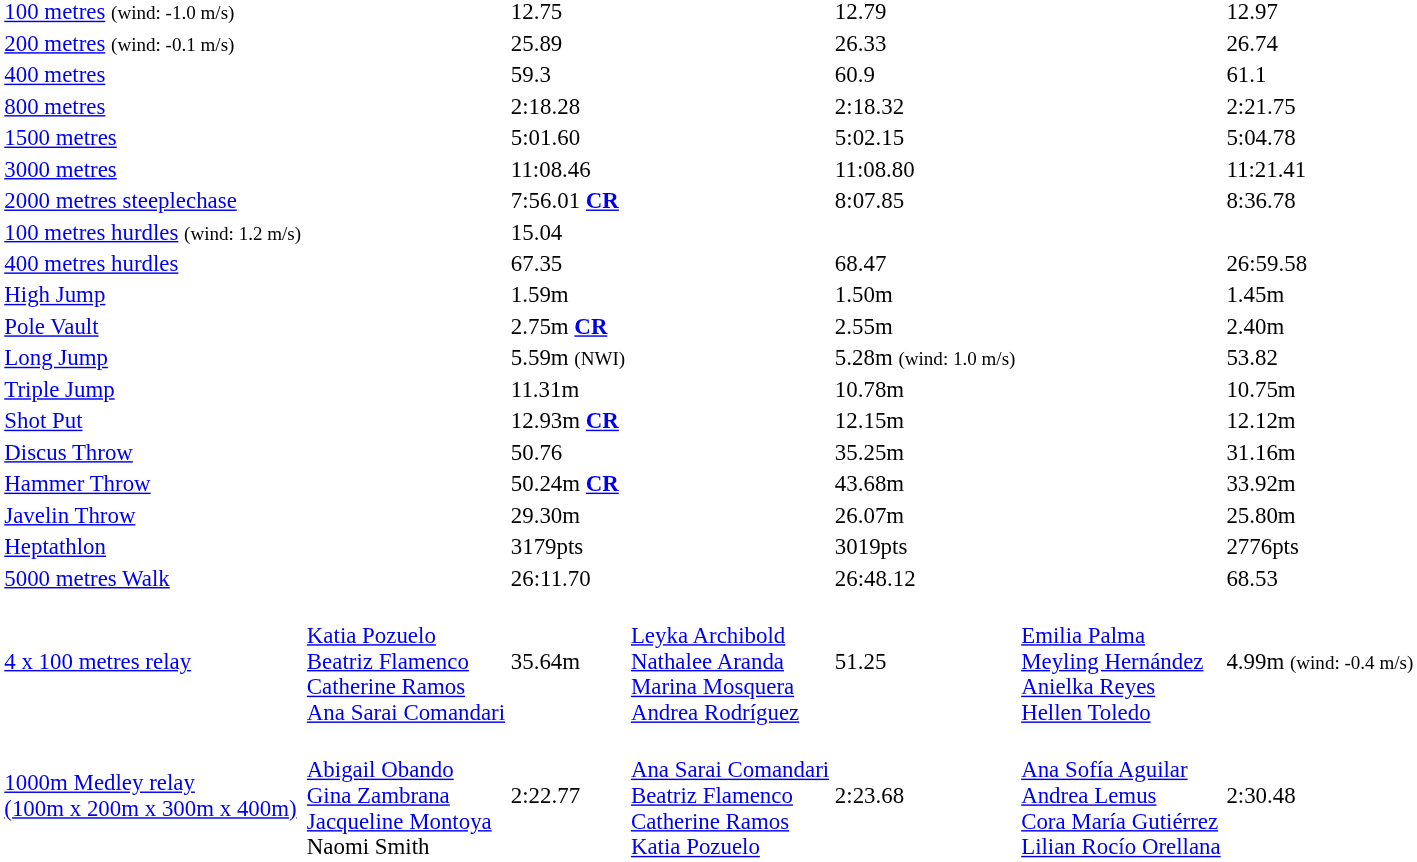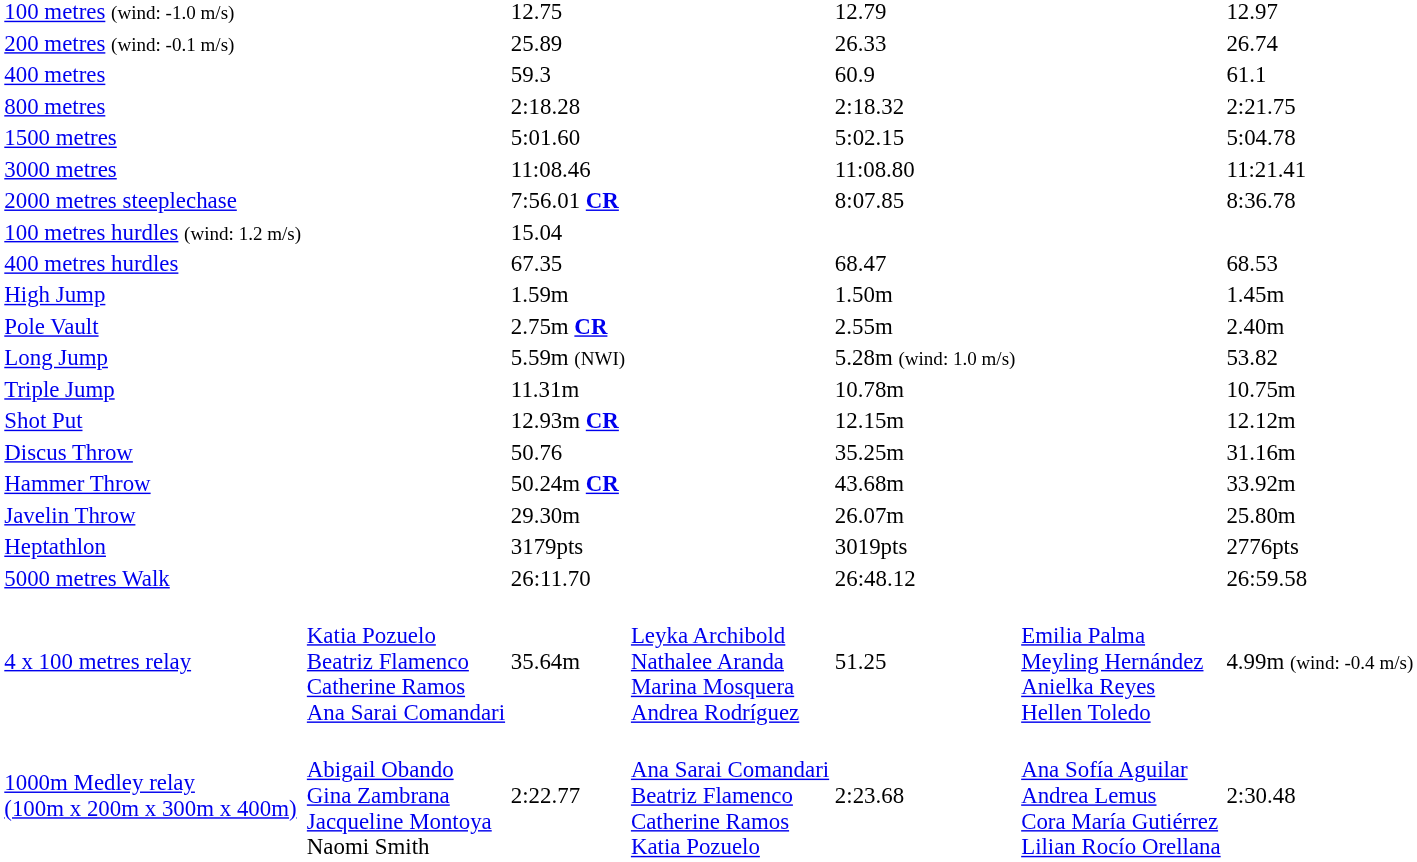(1267, 263) 26:59.58 -> (1252, 263) 68.53
(1252, 578) 68.53 -> (1267, 578) 26:59.58
